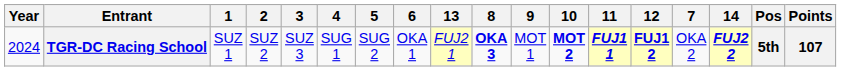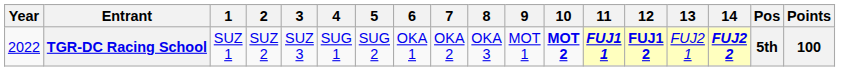columns swapped: (691, 15) <-> (451, 15)
(24, 46) 2024 -> (24, 46) 2022
(491, 46) bold -> (487, 46) normal
(811, 46) 107 -> (809, 46) 100
